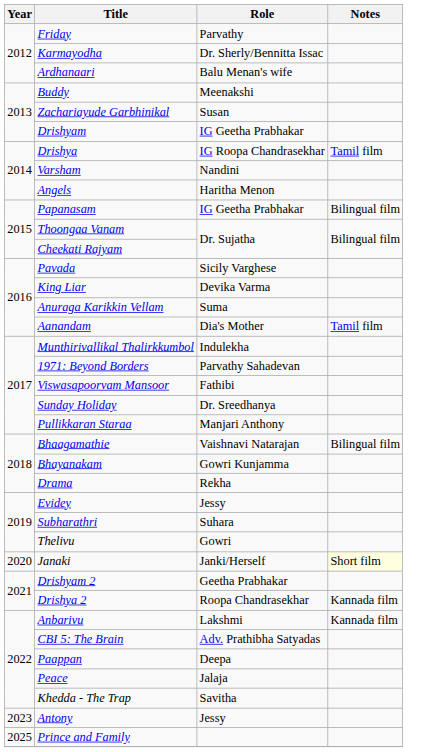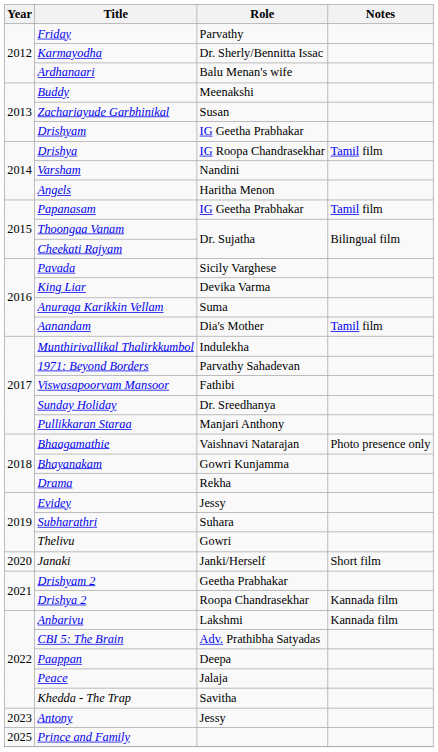(365, 209) Bilingual film -> (357, 209) Tamil film
(365, 444) Bilingual film -> (380, 444) Photo presence only
(356, 561) lightyellow background -> (356, 561) no background
